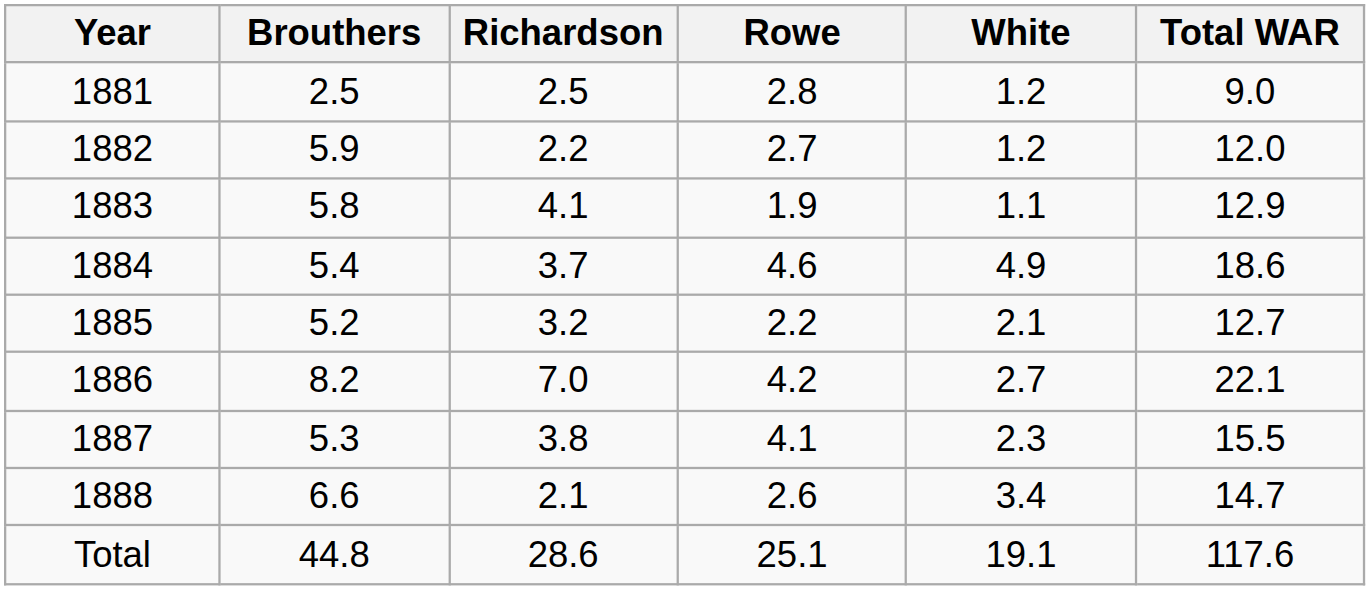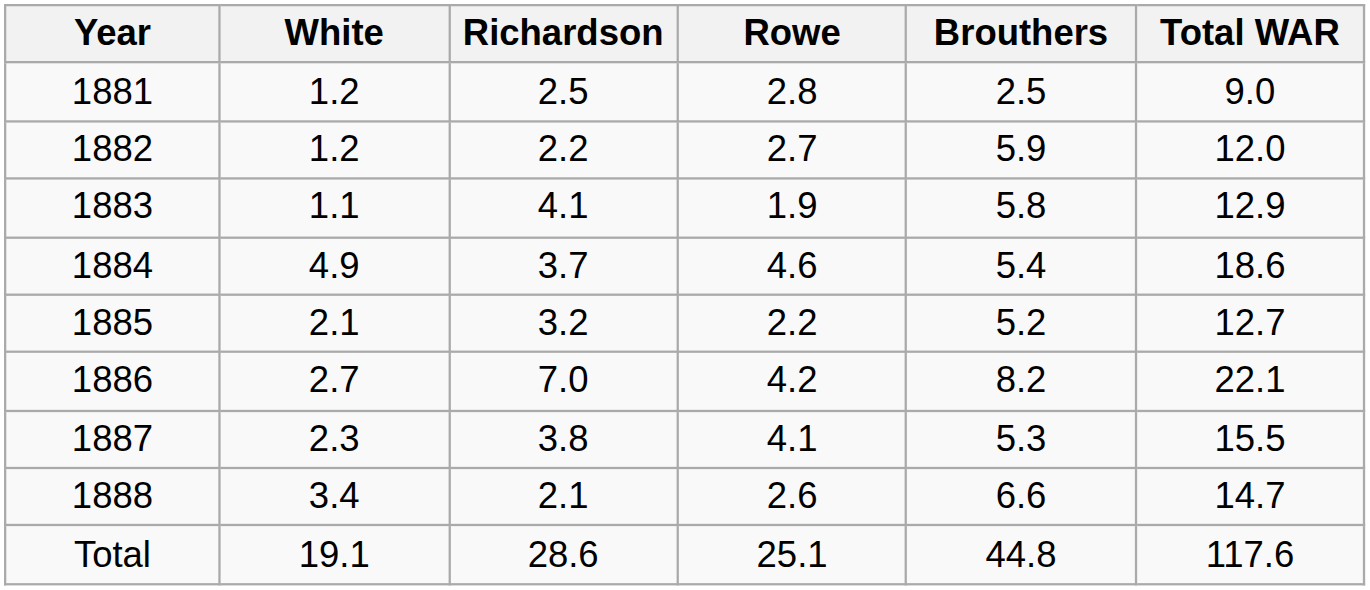columns swapped: (334, 33) <-> (1021, 33)
